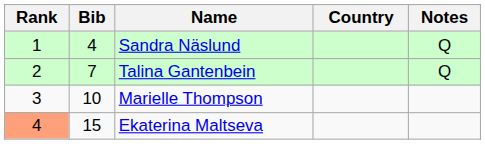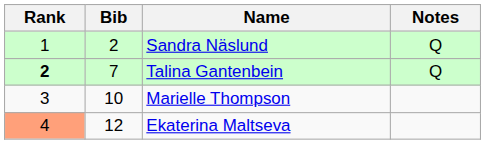- column: (361, 17)
(92, 44) 4 -> (114, 44) 2
(37, 71) normal -> (45, 71) bold
(92, 125) 15 -> (114, 125) 12
